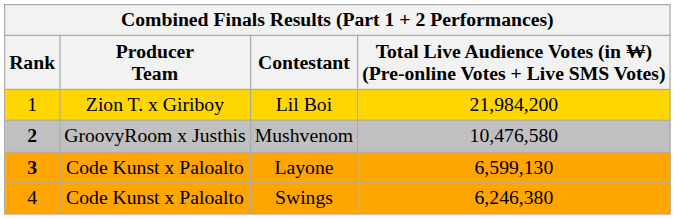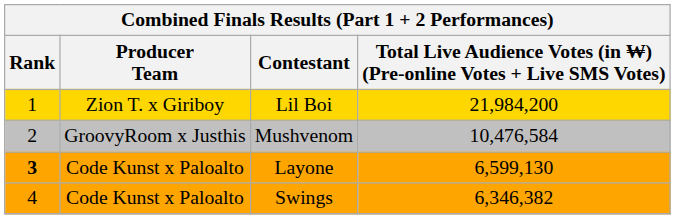(32, 135) bold -> (32, 135) normal
(514, 135) 10,476,580 -> (514, 135) 10,476,584
(514, 198) 6,246,380 -> (514, 198) 6,346,382
